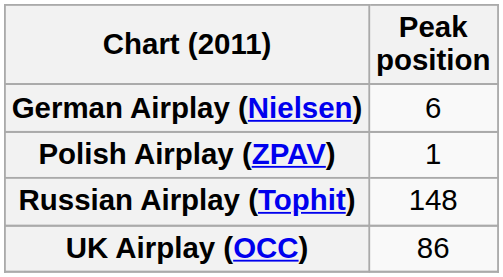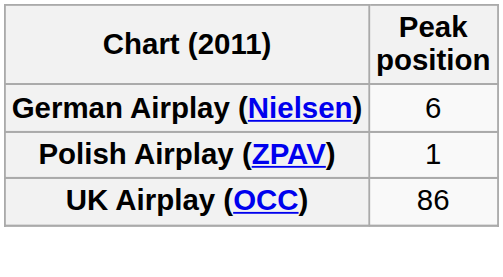- row: (187, 201)
